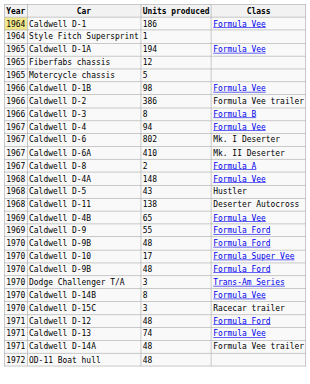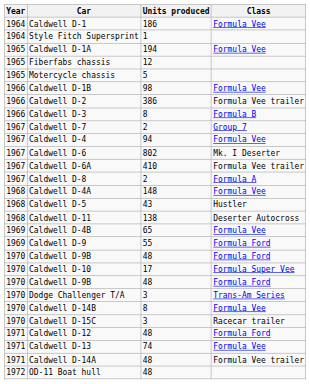(16, 24) khaki background -> (16, 24) no background
+ row: (58, 127)
(249, 153) Mk. II Deserter -> (259, 166) Formula Vee trailer
